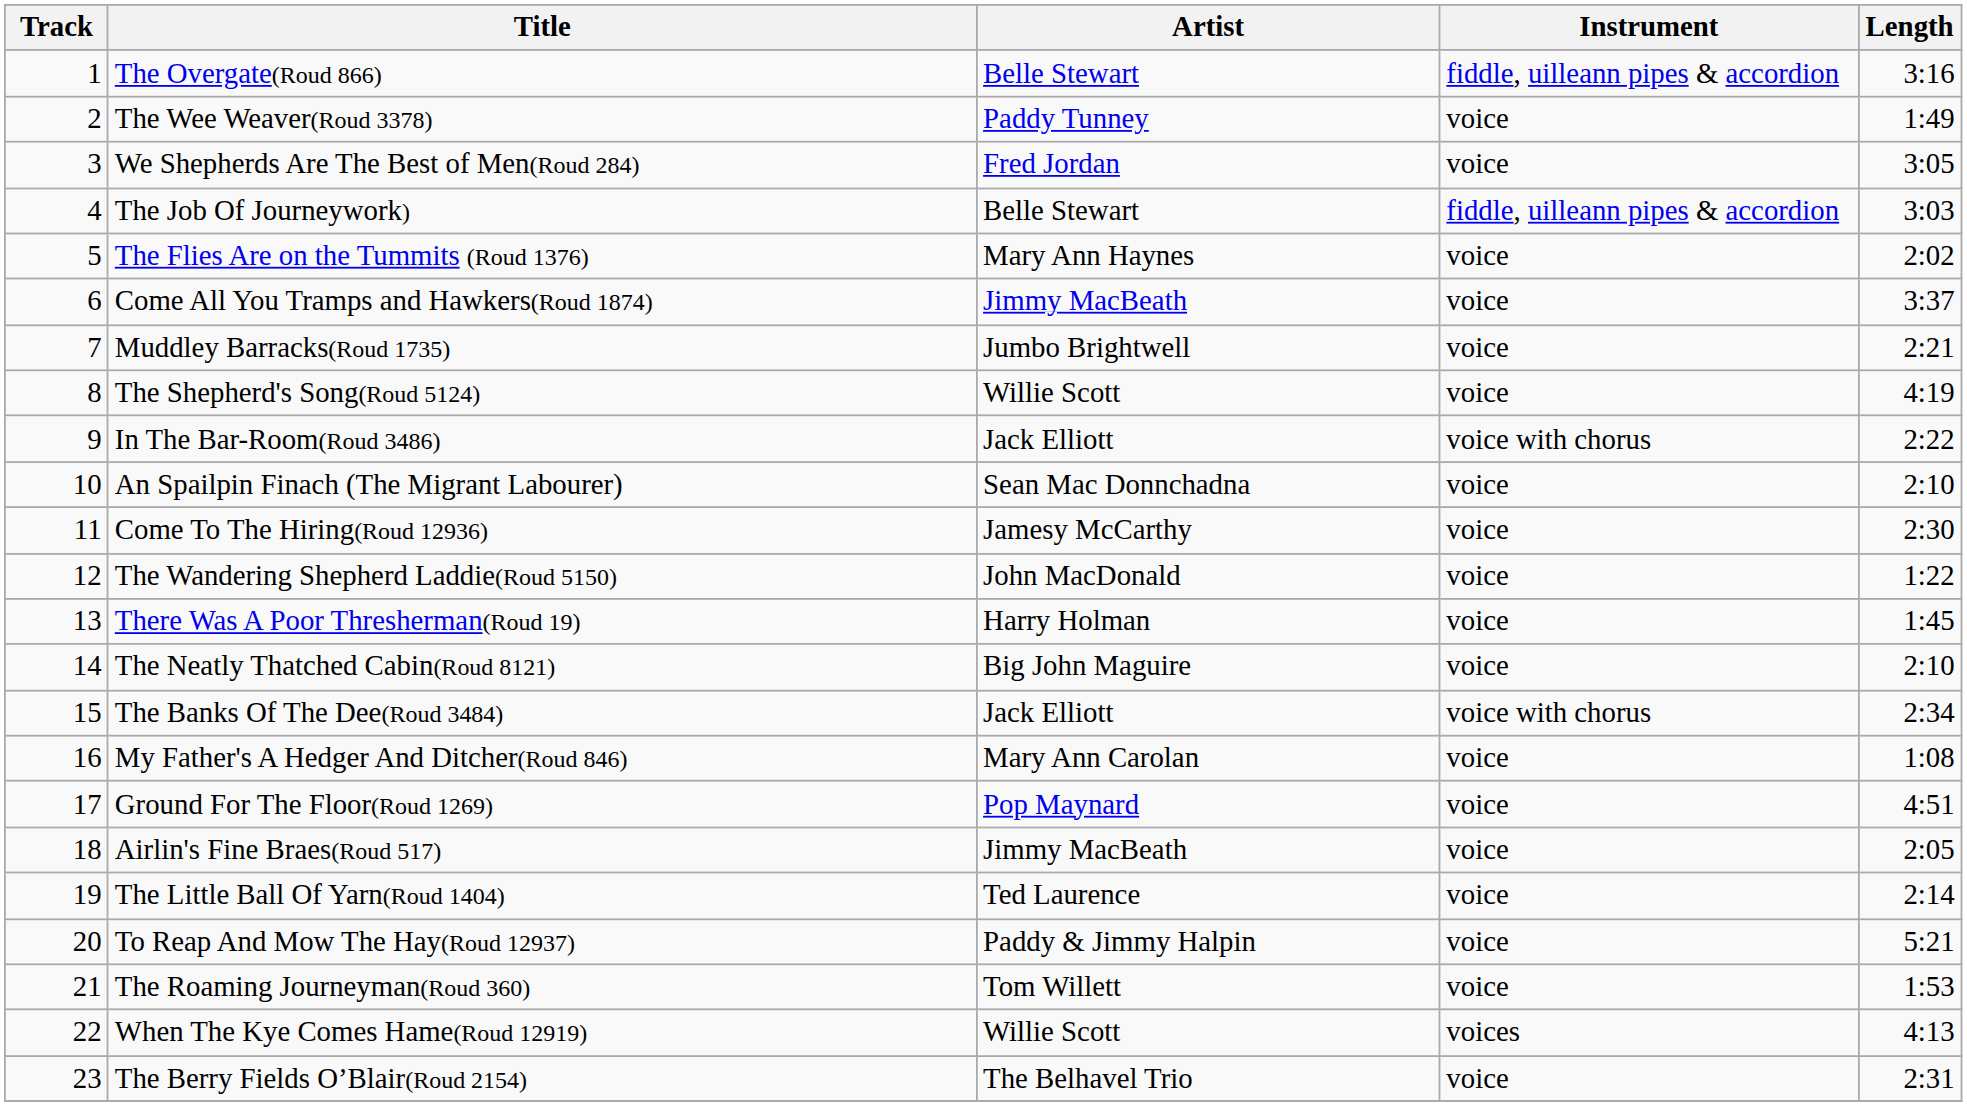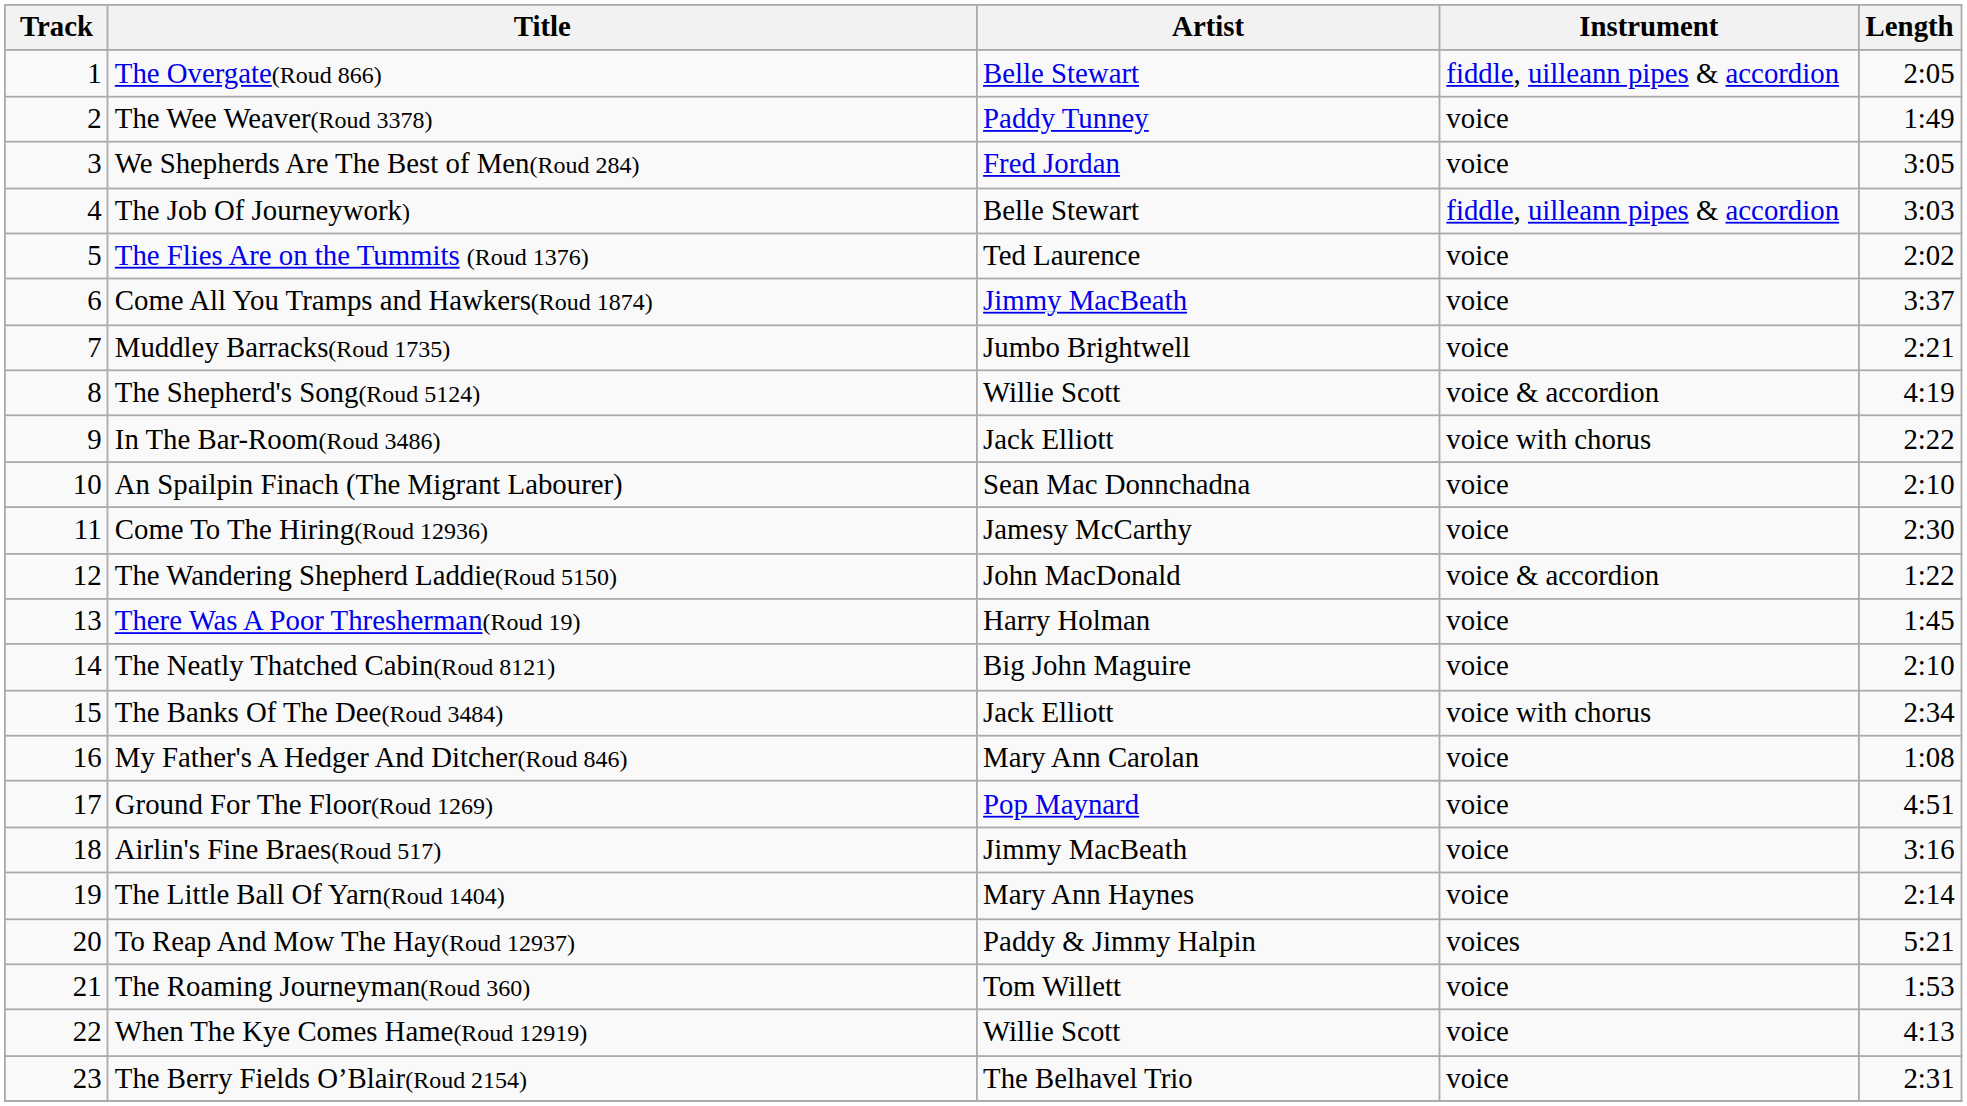(1929, 73) 3:16 -> (1929, 73) 2:05
(1089, 255) Mary Ann Haynes -> (1062, 255) Ted Laurence
(1478, 392) voice -> (1553, 392) voice & accordion
(1478, 575) voice -> (1553, 575) voice & accordion
(1929, 849) 2:05 -> (1929, 849) 3:16
(1062, 895) Ted Laurence -> (1089, 895) Mary Ann Haynes
(1478, 940) voice -> (1483, 940) voices
(1483, 1032) voices -> (1478, 1032) voice
